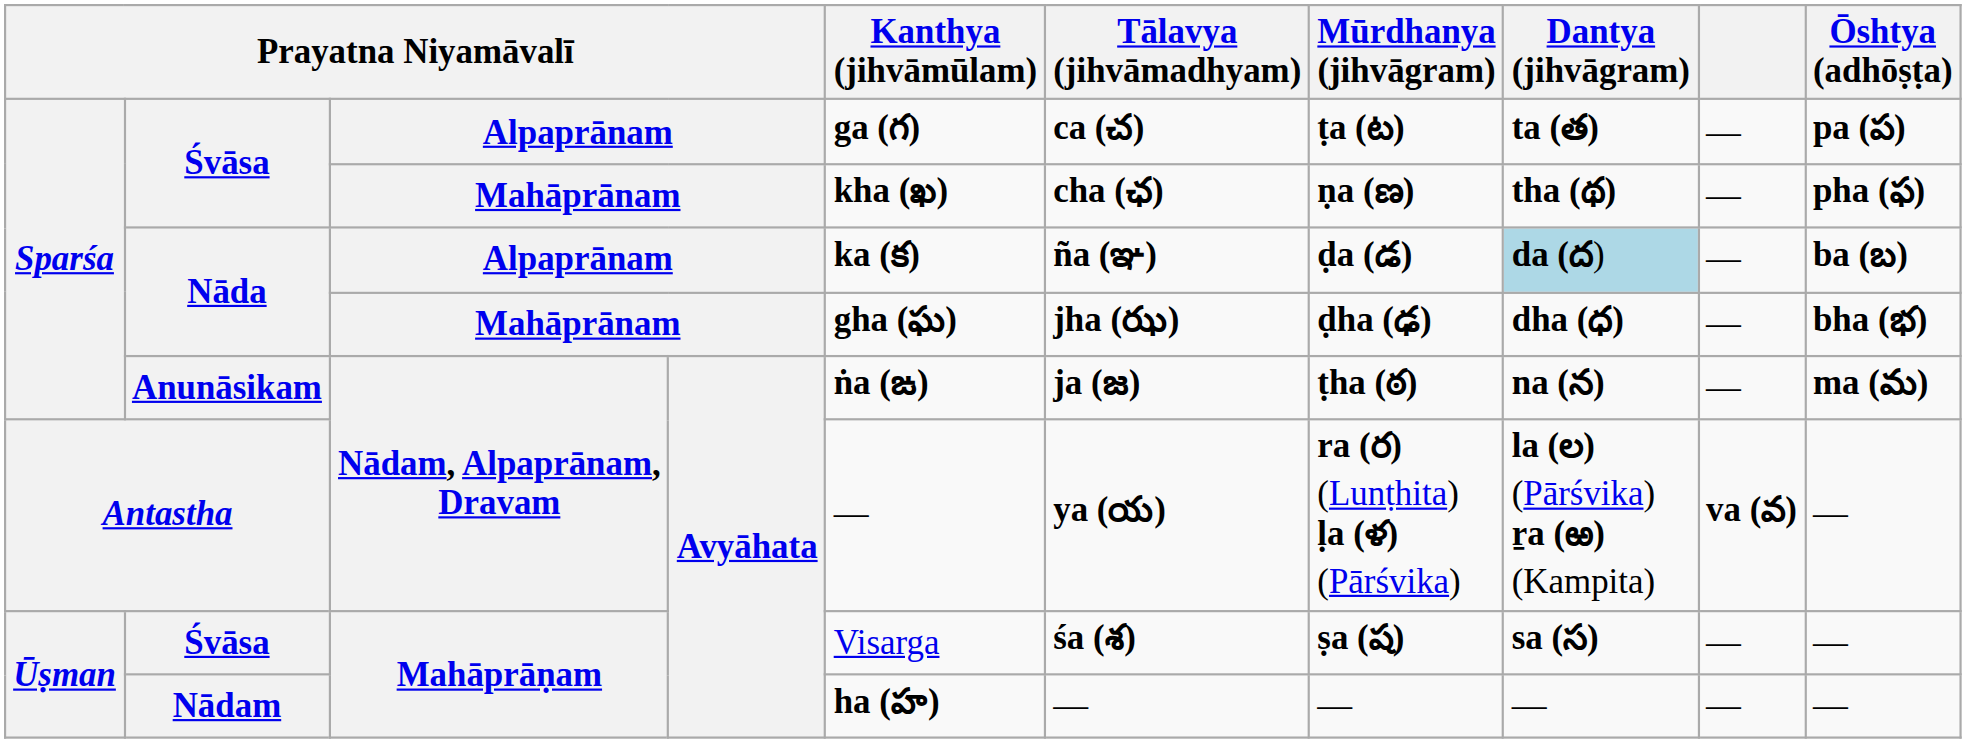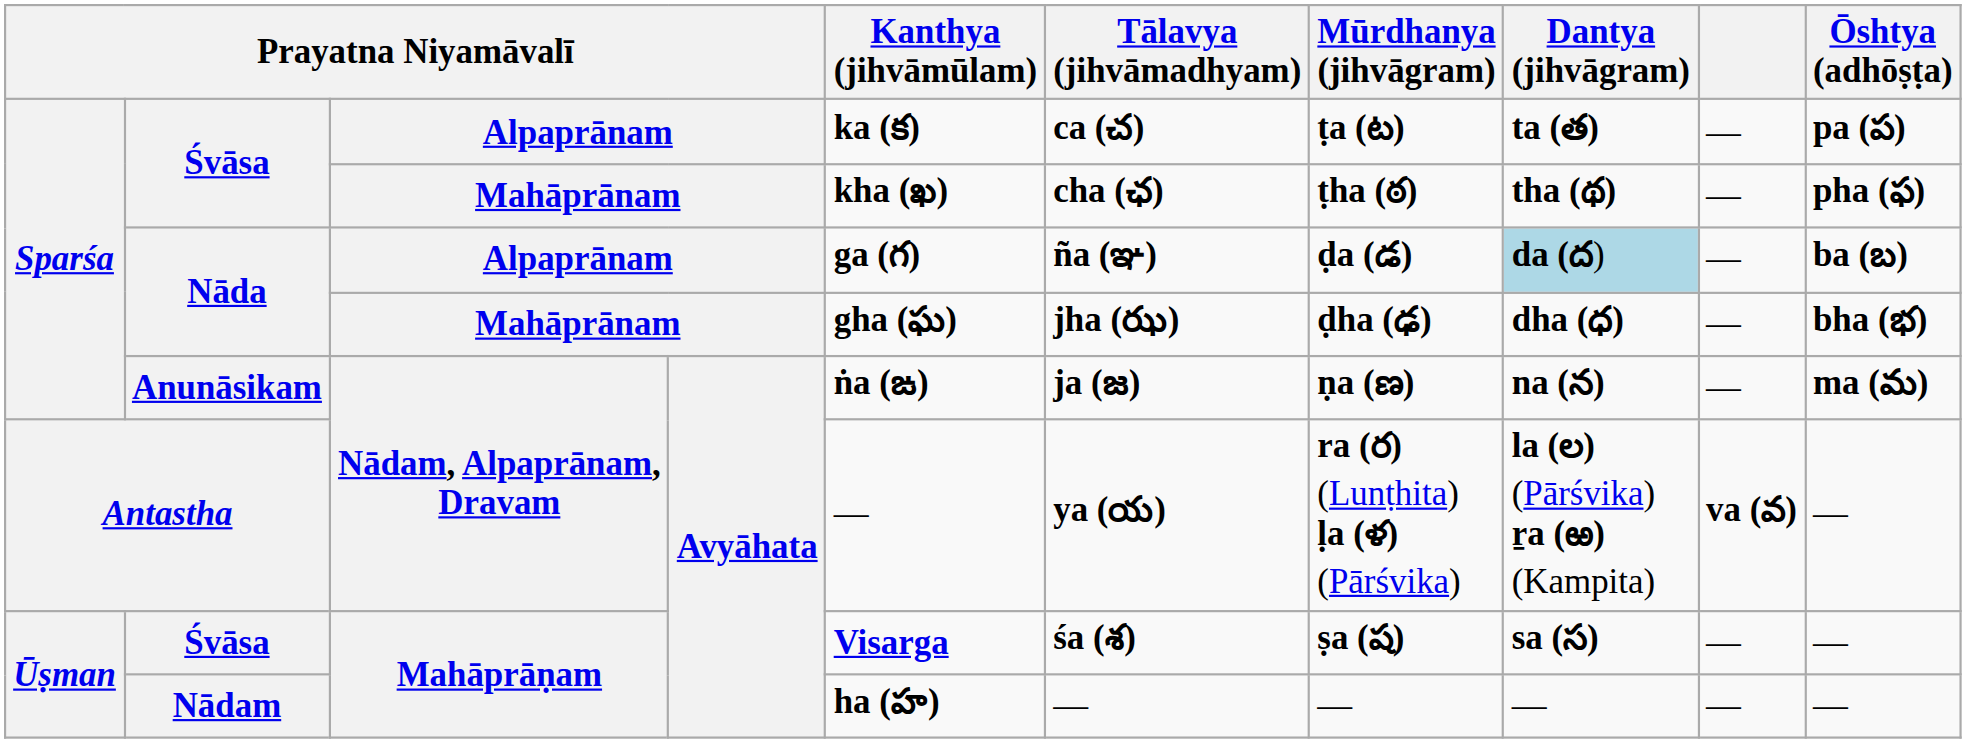(877, 126) ga (గ) -> (877, 126) ka (క)
(1366, 190) ṇa (ణ) -> (1367, 190) ṭha (ఠ)
(877, 254) ka (క) -> (877, 254) ga (గ)
(1367, 382) ṭha (ఠ) -> (1366, 382) ṇa (ణ)
(887, 641) normal -> (891, 641) bold
